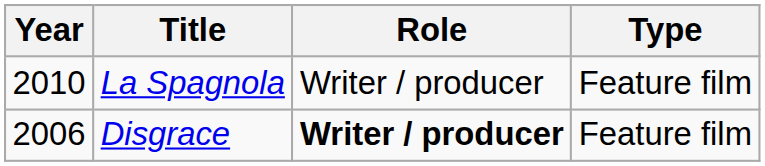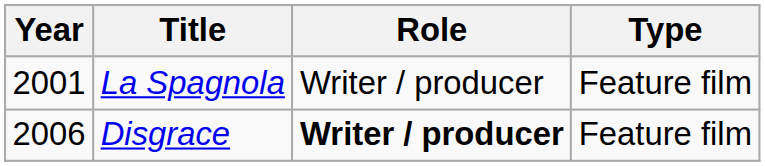(49, 82) 2010 -> (49, 82) 2001
